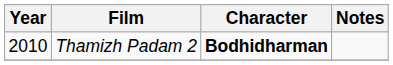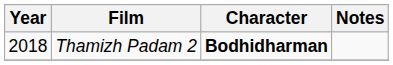(28, 45) 2010 -> (28, 45) 2018
